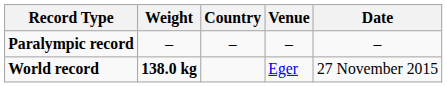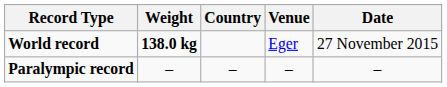rows swapped: (54, 69) <-> (71, 43)
